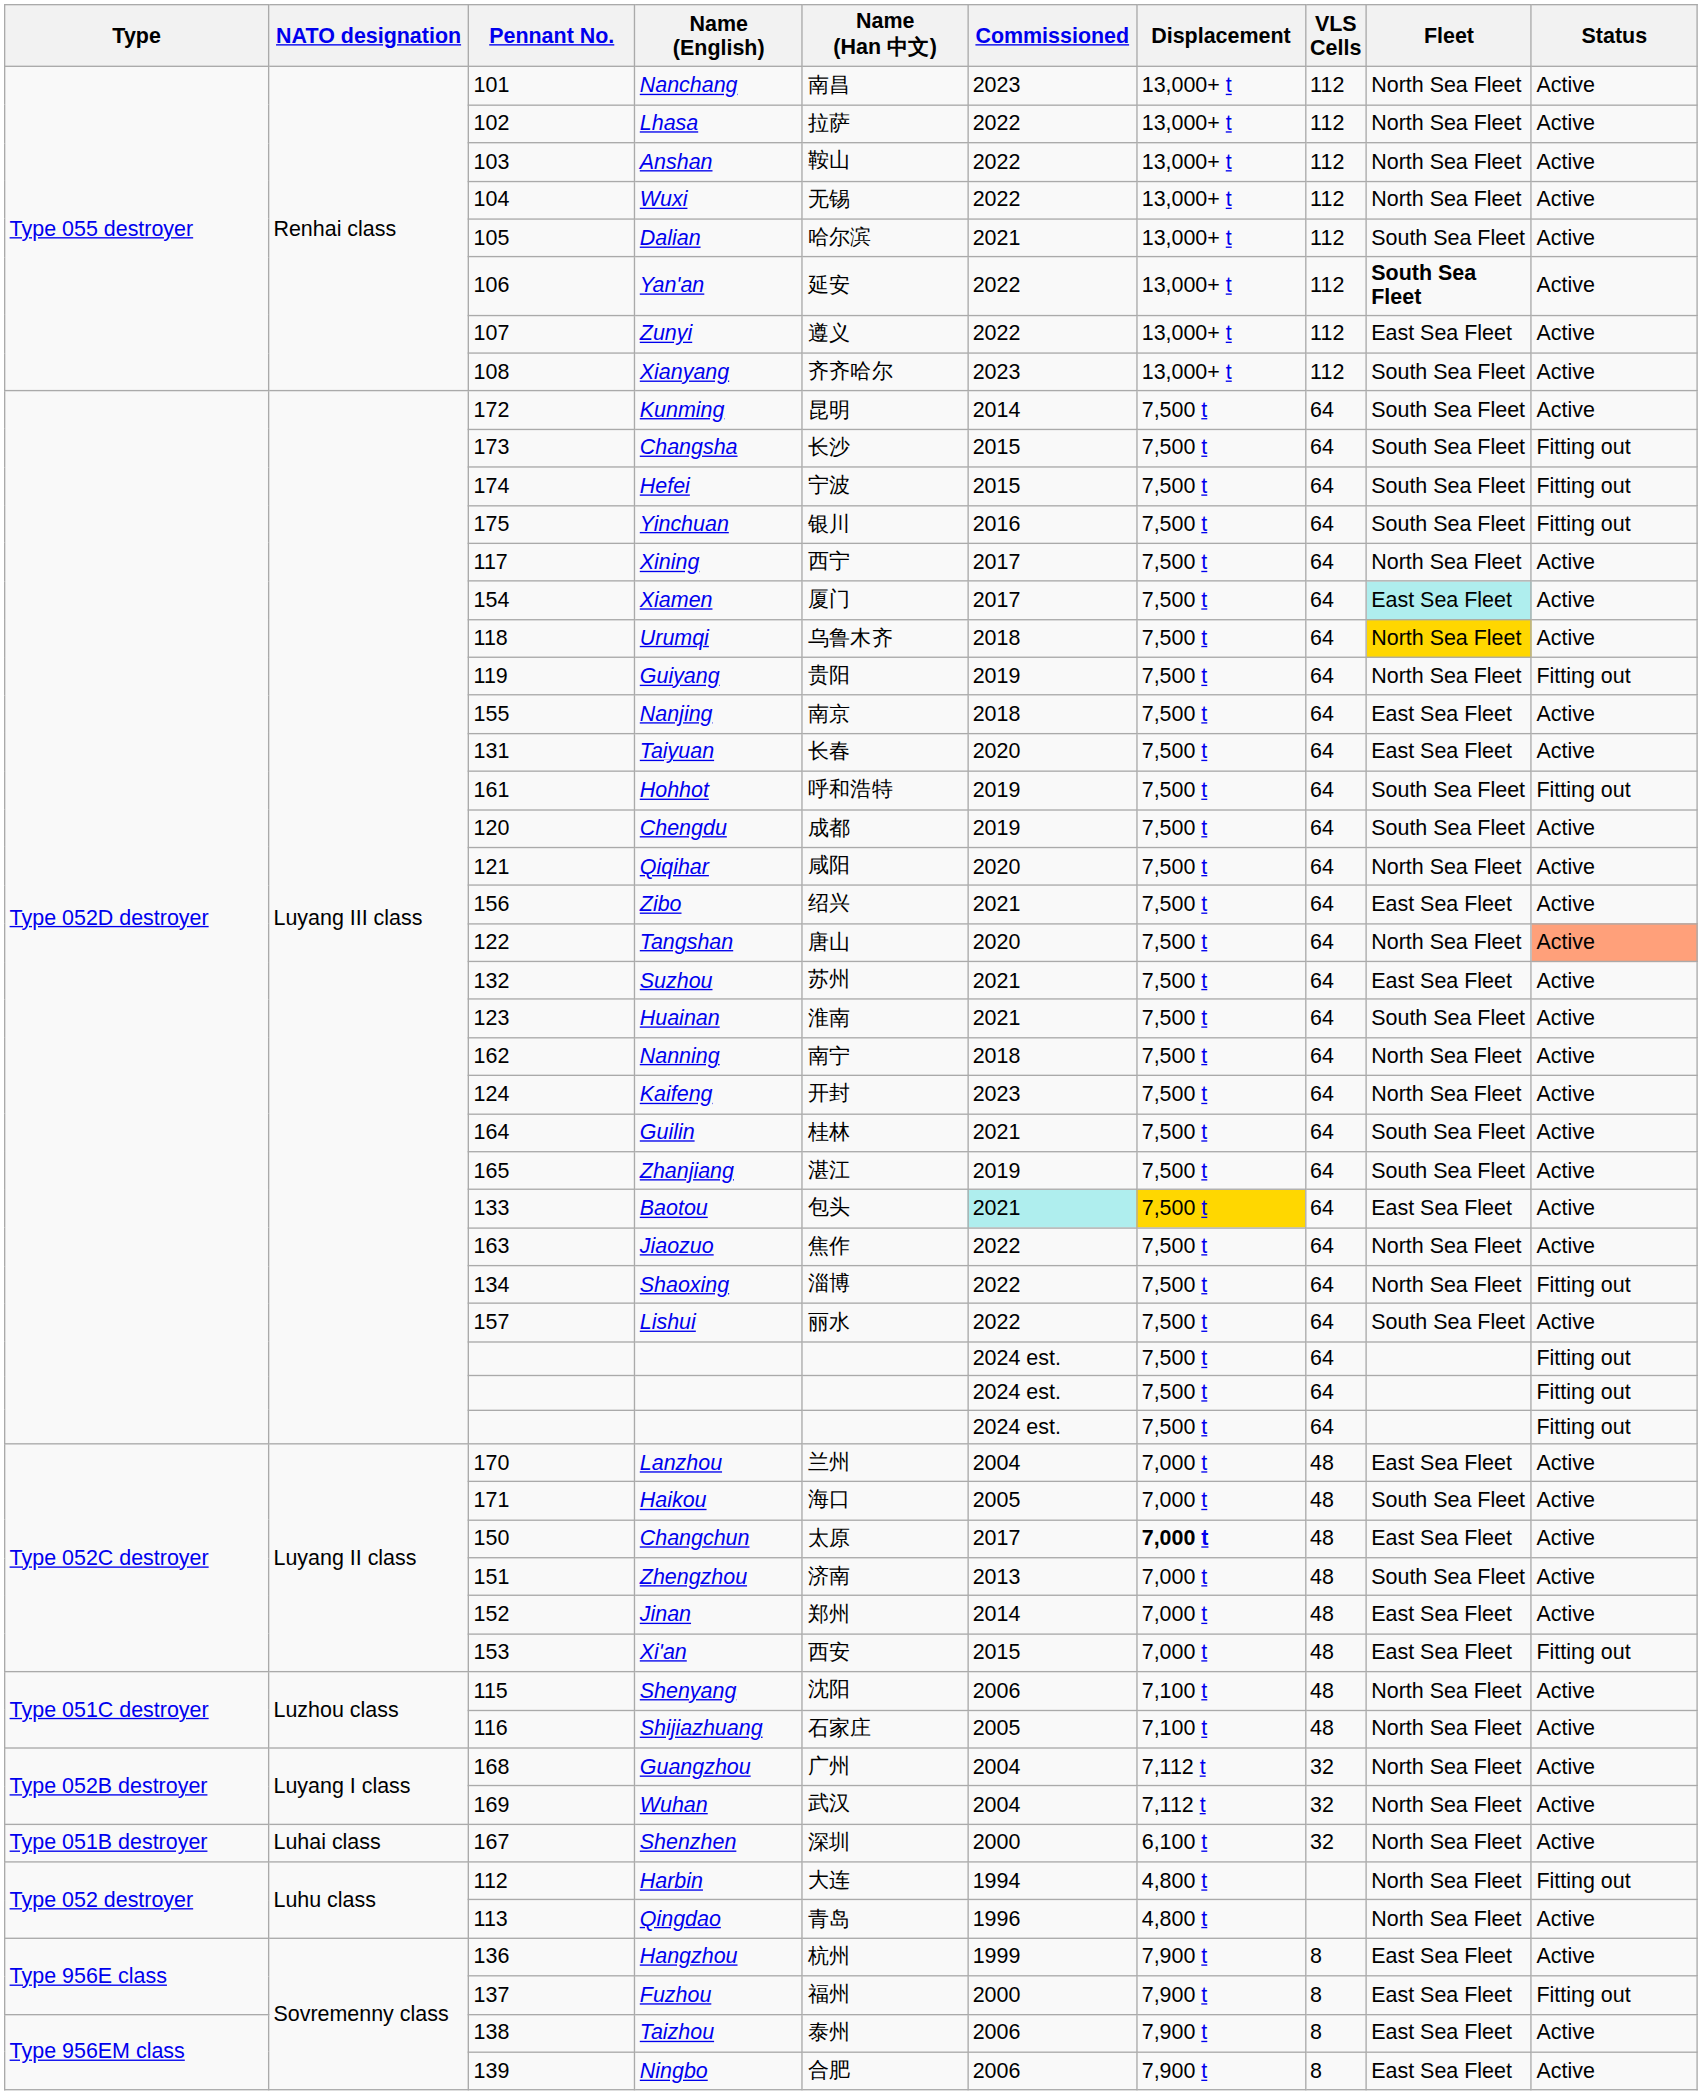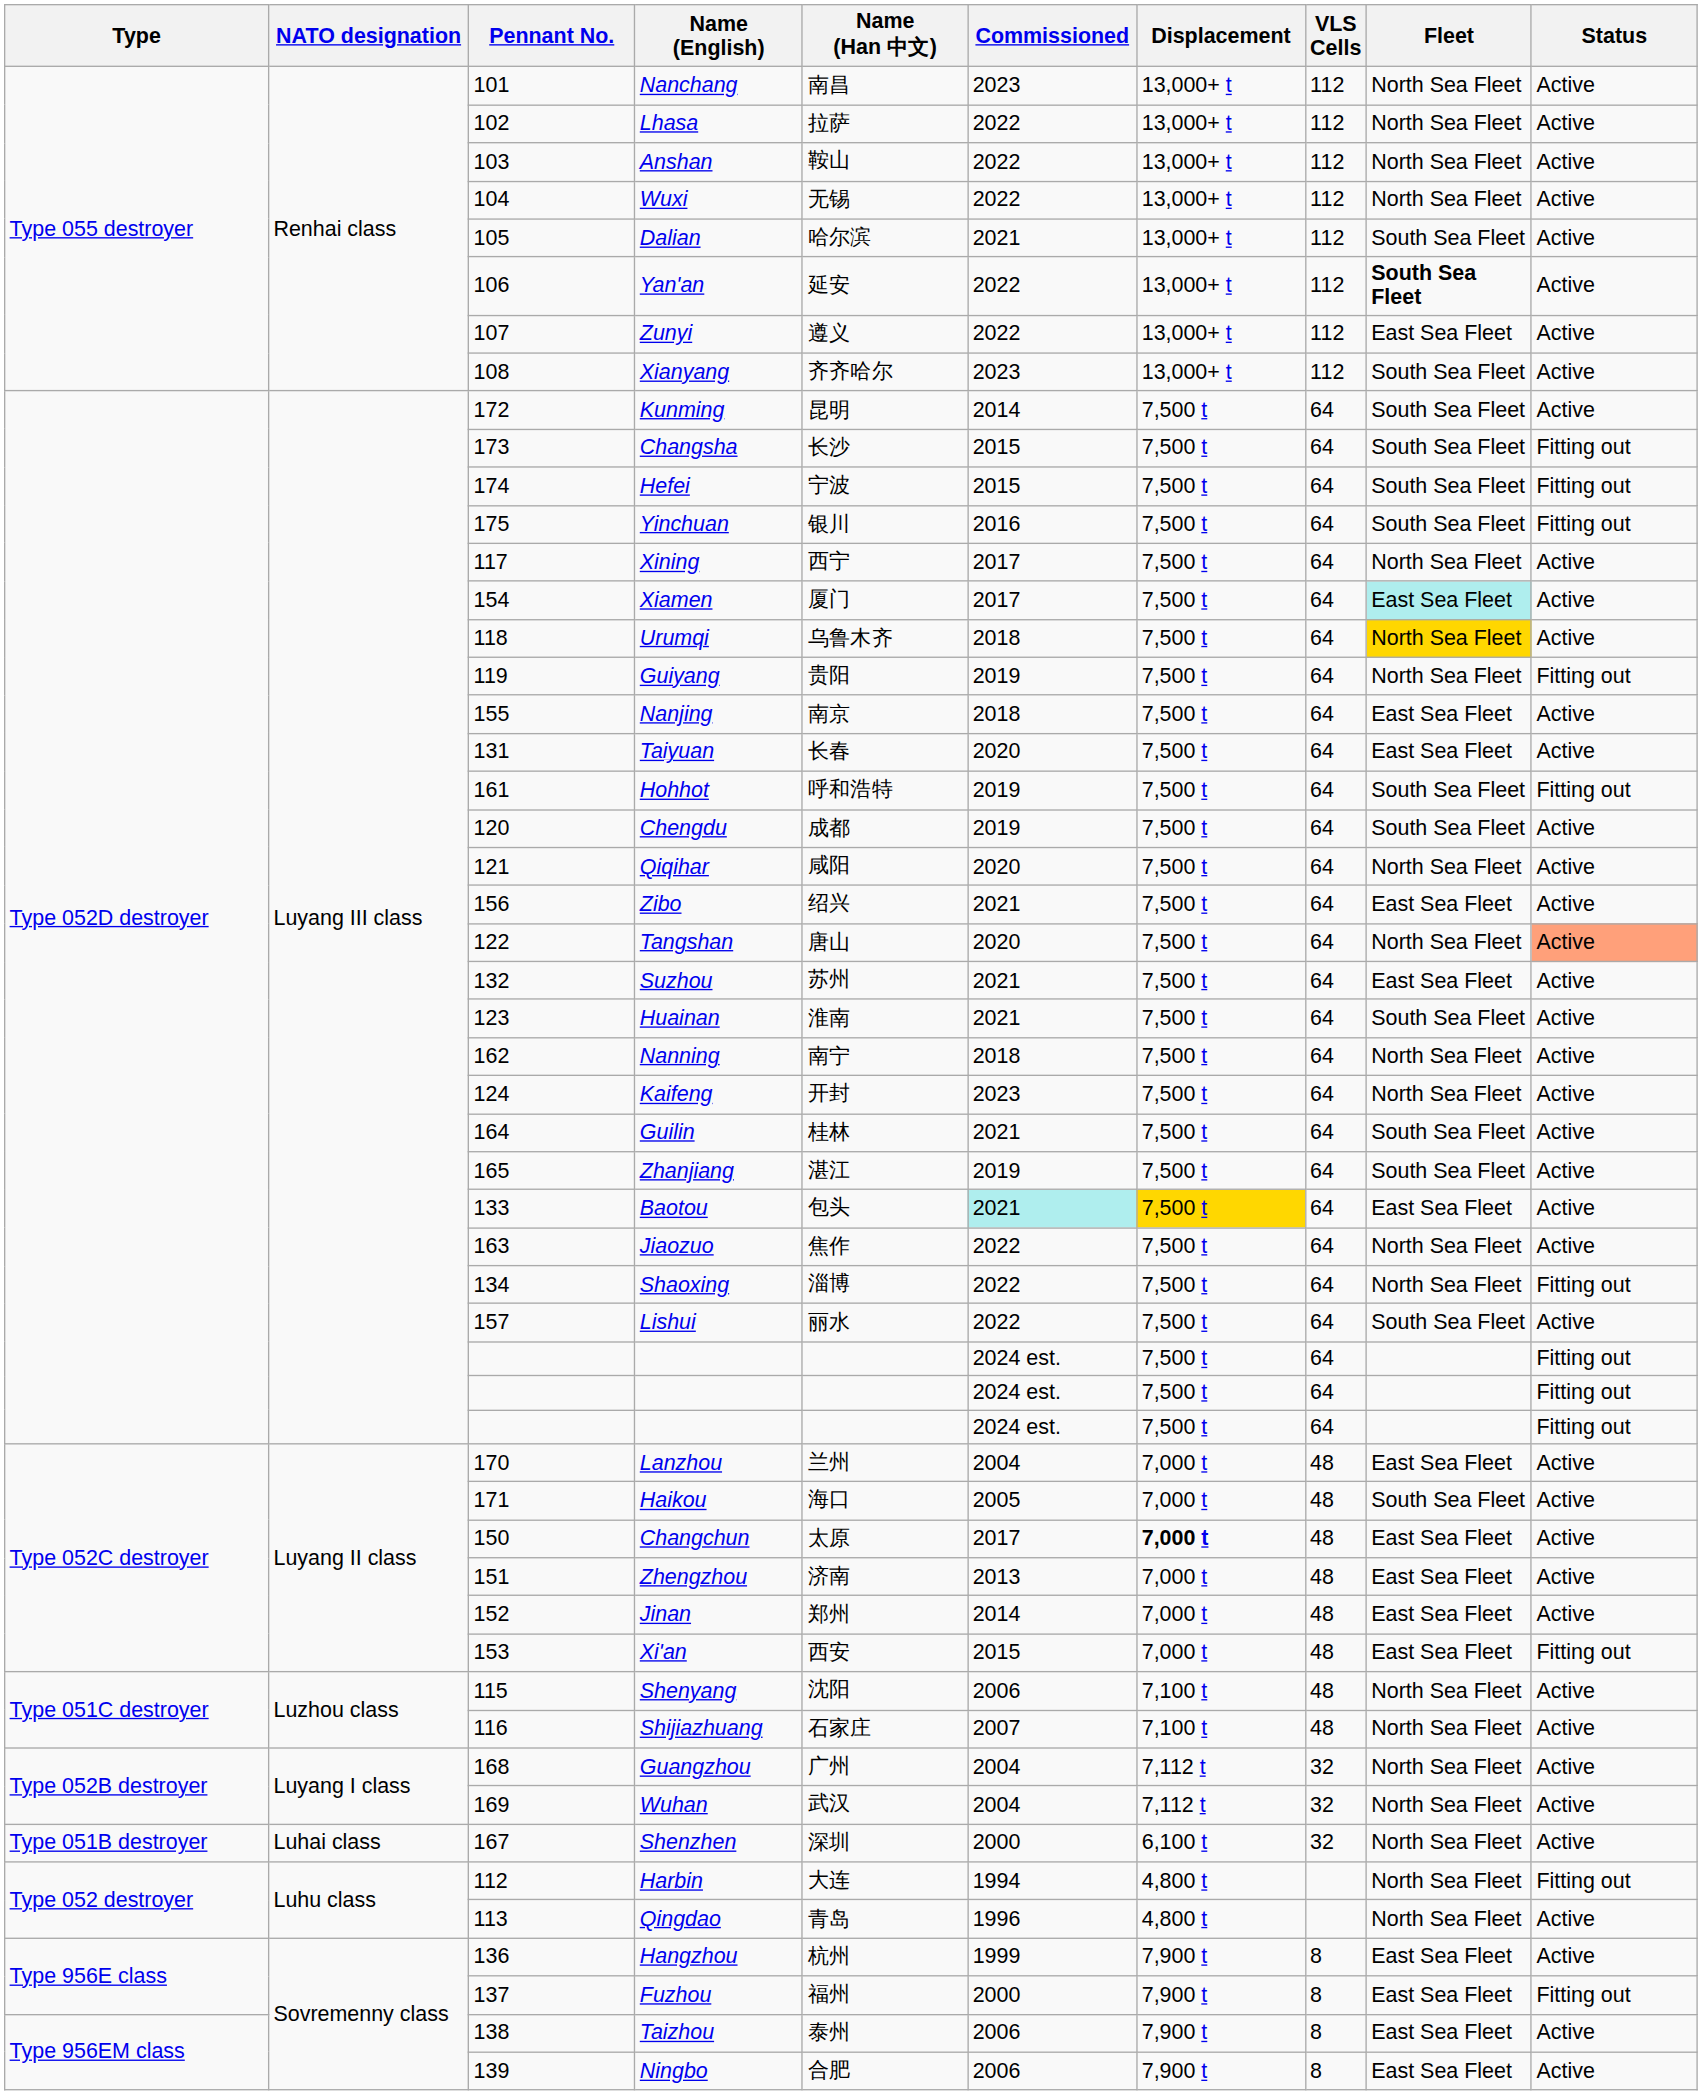(1448, 1576) South Sea Fleet -> (1442, 1576) East Sea Fleet
(997, 1728) 2005 -> (997, 1728) 2007
